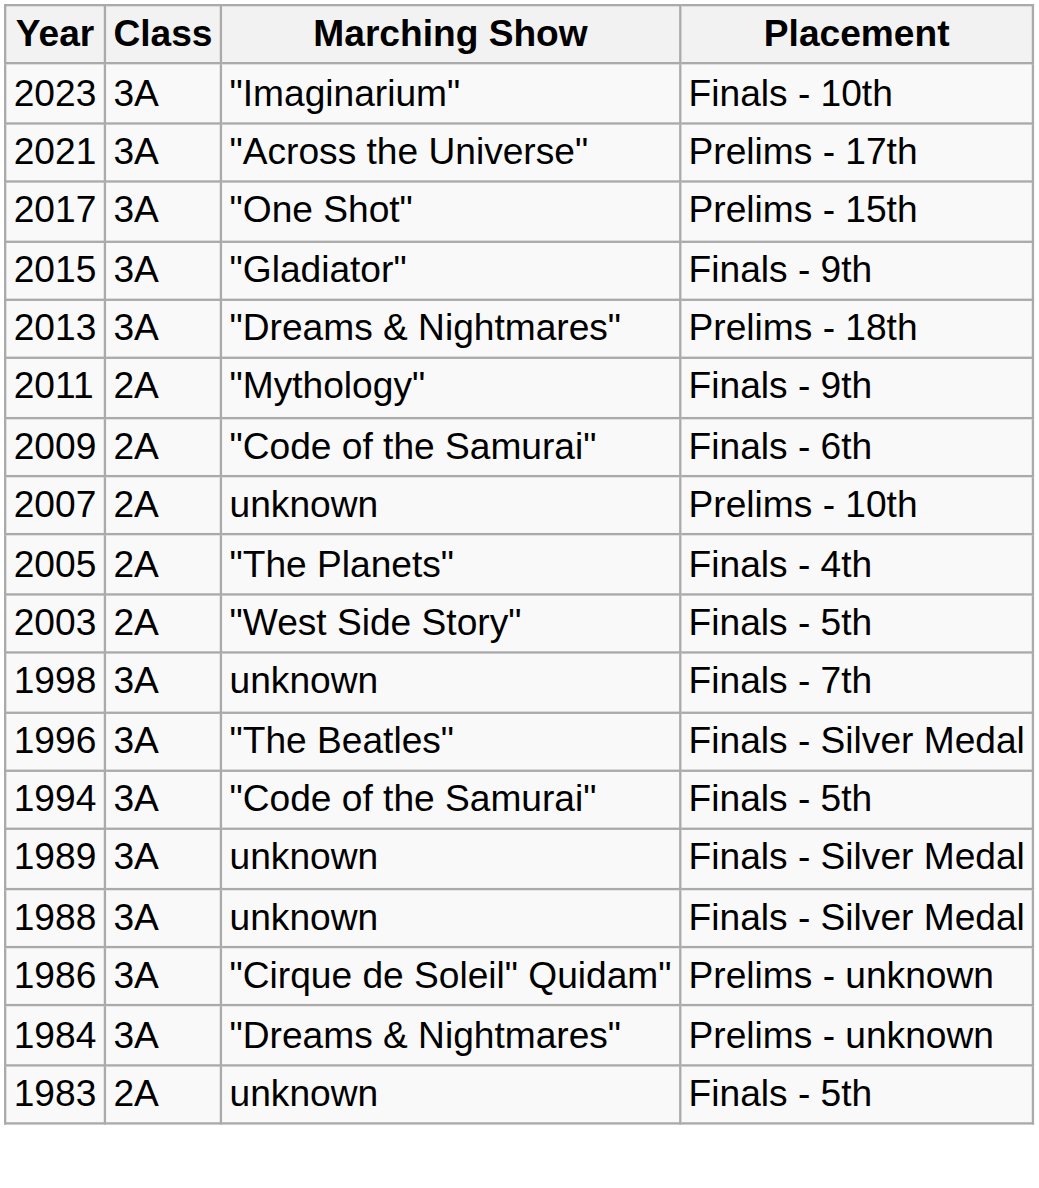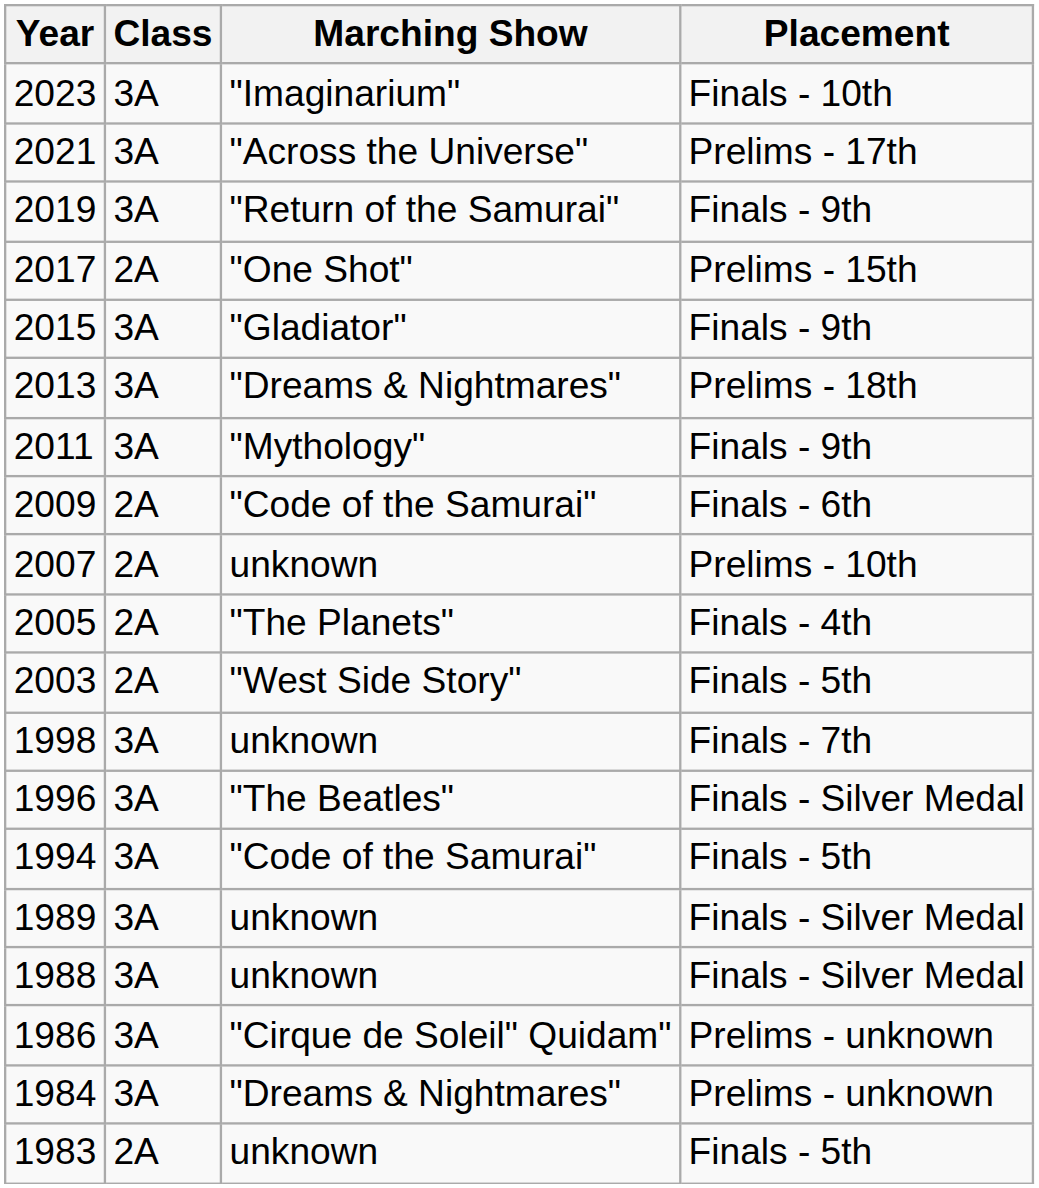+ row: (55, 210)
(136, 210) 3A -> (136, 269) 2A
(136, 387) 2A -> (136, 446) 3A
